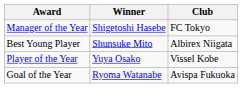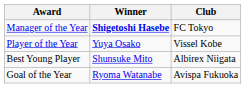(129, 28) normal -> (131, 28) bold
rows swapped: (42, 59) <-> (43, 43)
